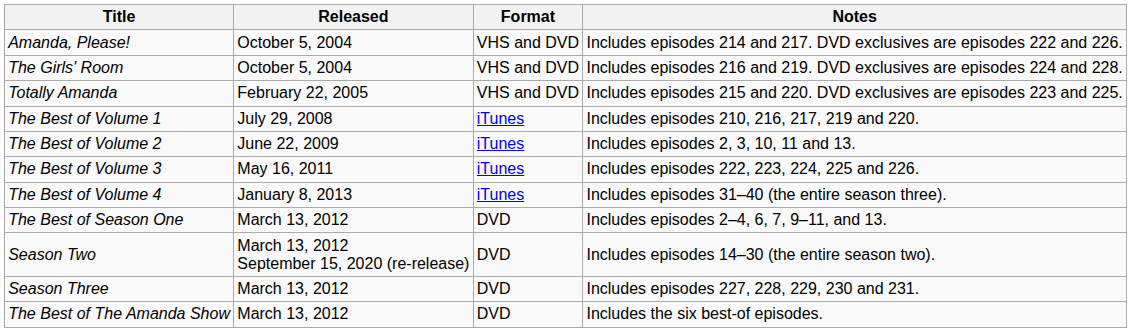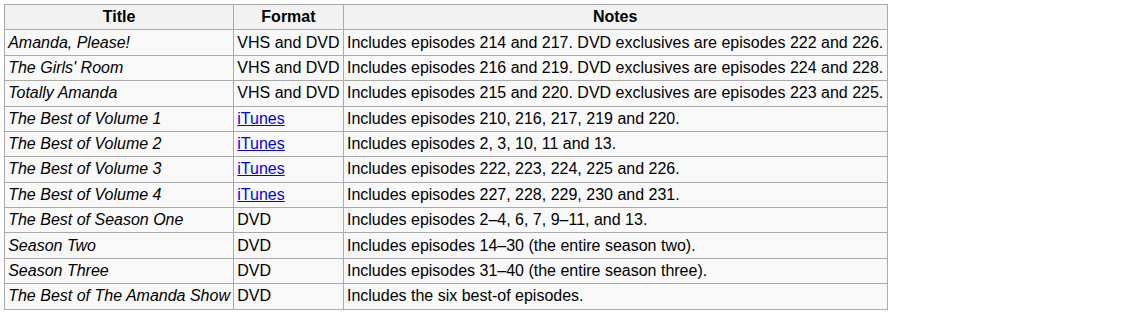- column: (353, 17)
(767, 194) Includes episodes 31–40 (the entire season three). -> (513, 194) Includes episodes 227, 228, 229, 230 and 231.
(753, 288) Includes episodes 227, 228, 229, 230 and 231. -> (527, 270) Includes episodes 31–40 (the entire season three).
